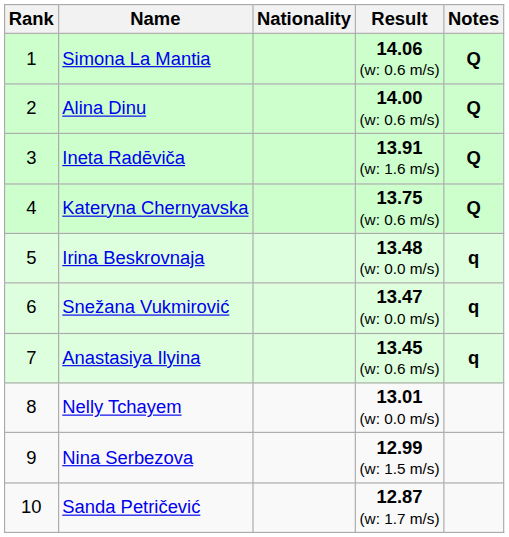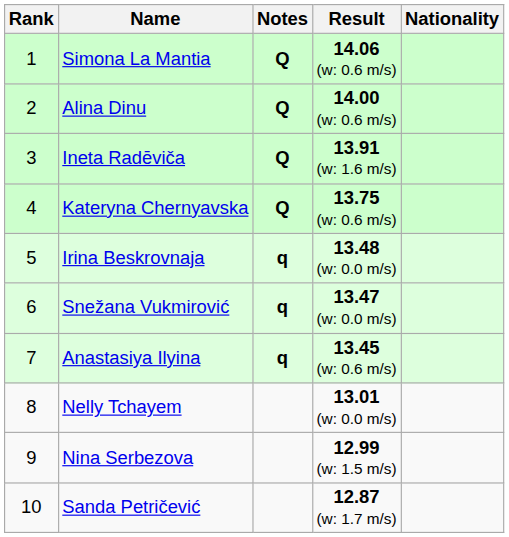columns swapped: (304, 19) <-> (474, 19)
